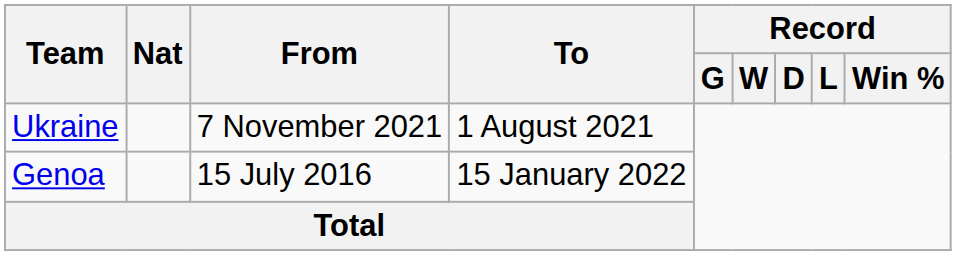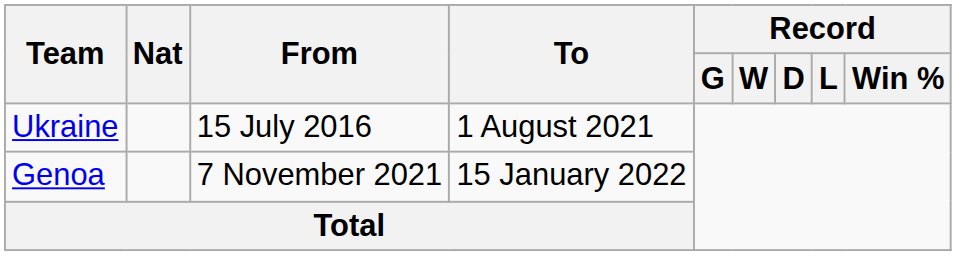(319, 126) 7 November 2021 -> (284, 126) 15 July 2016
(284, 175) 15 July 2016 -> (319, 175) 7 November 2021
